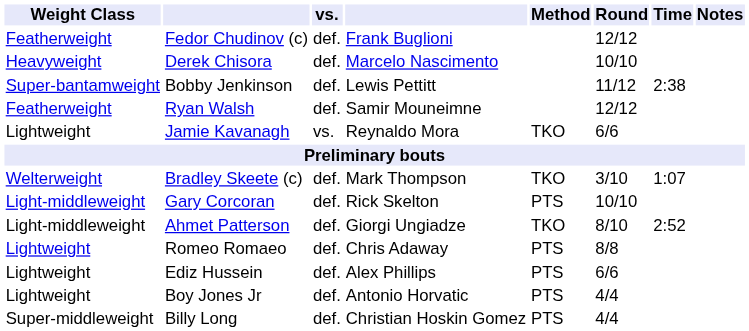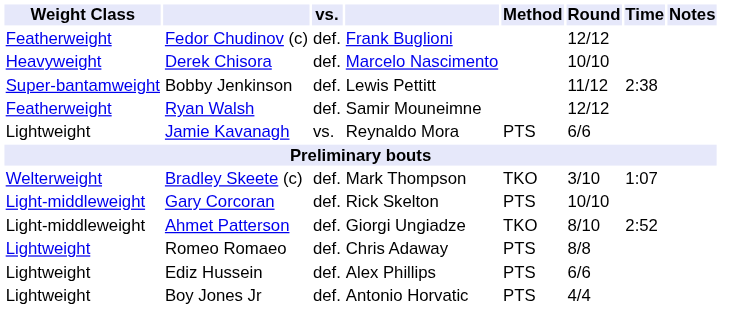(548, 132) TKO -> (519, 132) PTS
- row: (201, 319)
